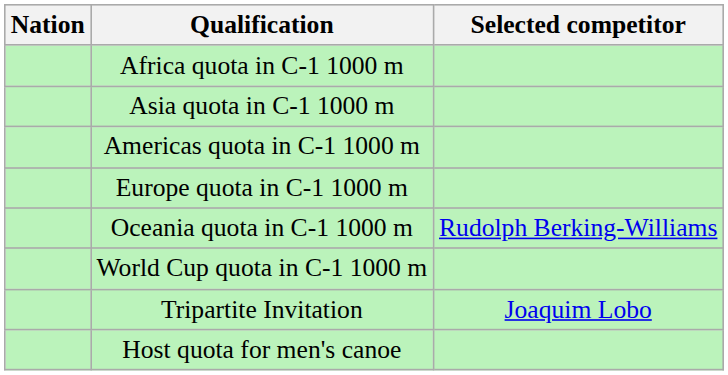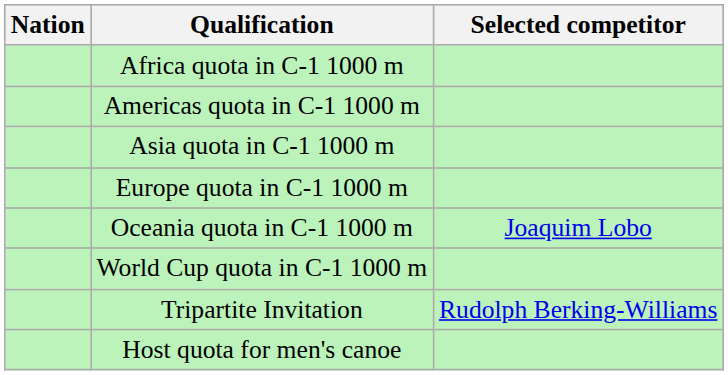rows swapped: (262, 146) <-> (262, 106)
(578, 227) Rudolph Berking-Williams -> (578, 227) Joaquim Lobo
(578, 308) Joaquim Lobo -> (578, 308) Rudolph Berking-Williams
